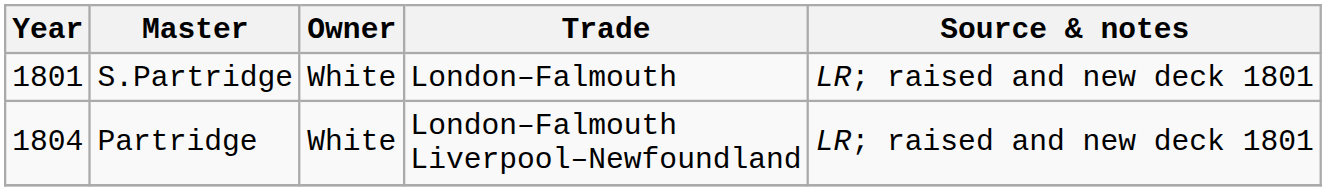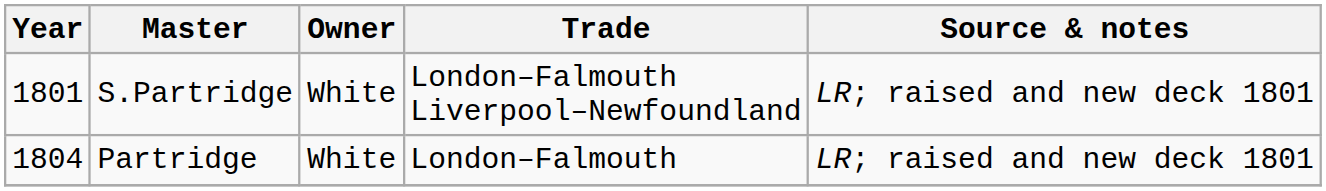(544, 78) London–Falmouth -> (606, 95) London–Falmouth Liverpool–Newfoundland
(606, 143) London–Falmouth Liverpool–Newfoundland -> (544, 160) London–Falmouth
